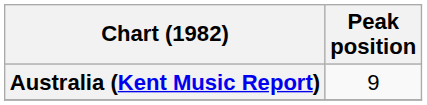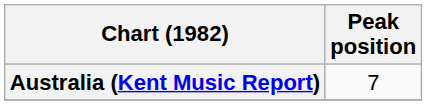(373, 81) 9 -> (373, 81) 7
